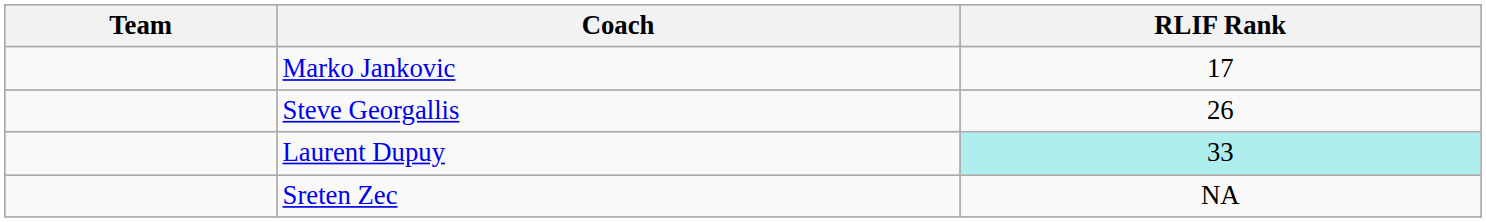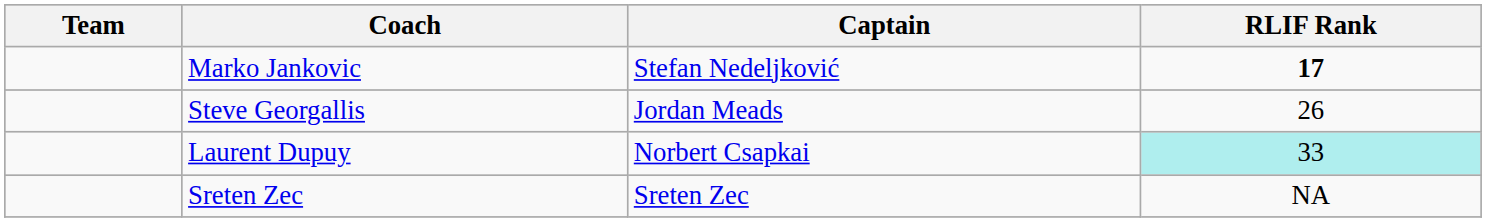+ column: (884, 25)
(1220, 68) normal -> (1311, 68) bold
